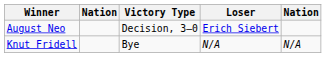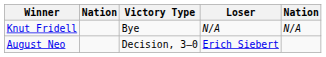rows swapped: (36, 28) <-> (42, 44)
